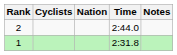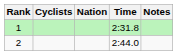rows swapped: (18, 43) <-> (18, 27)
